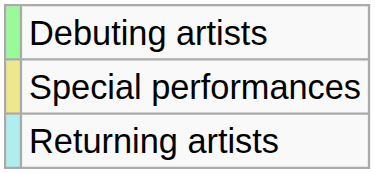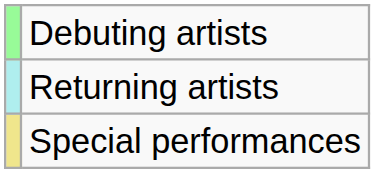rows swapped: (154, 141) <-> (195, 87)
